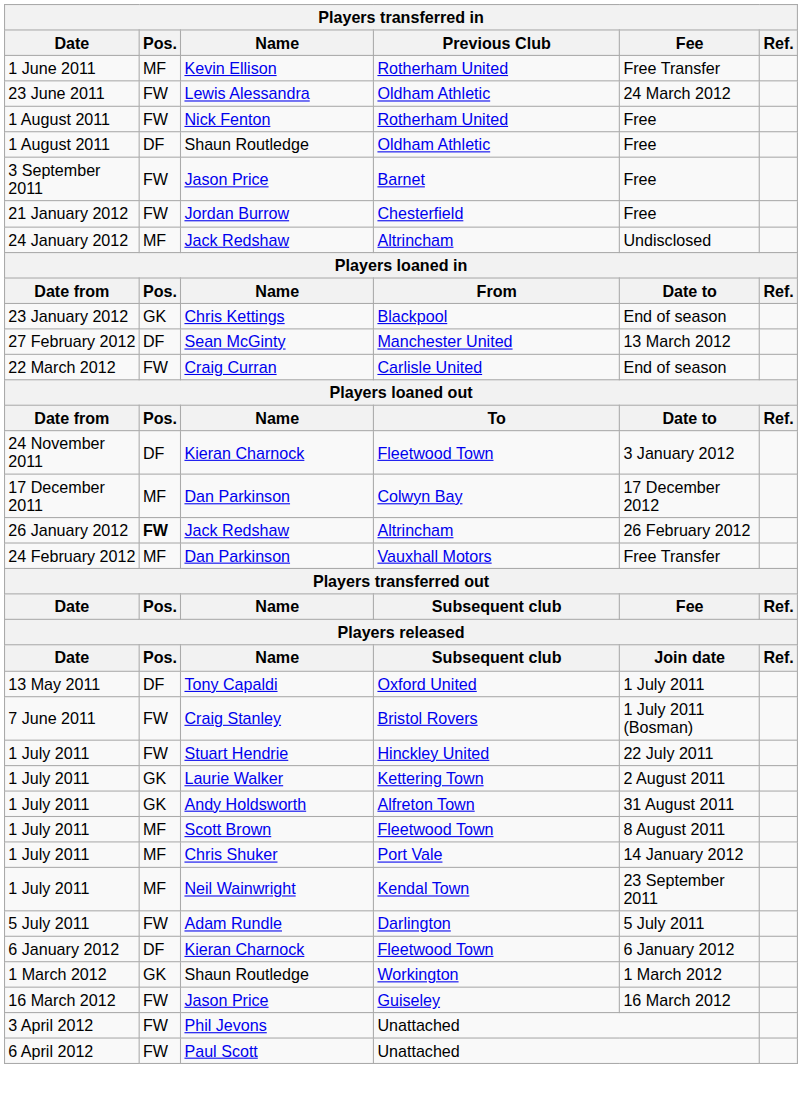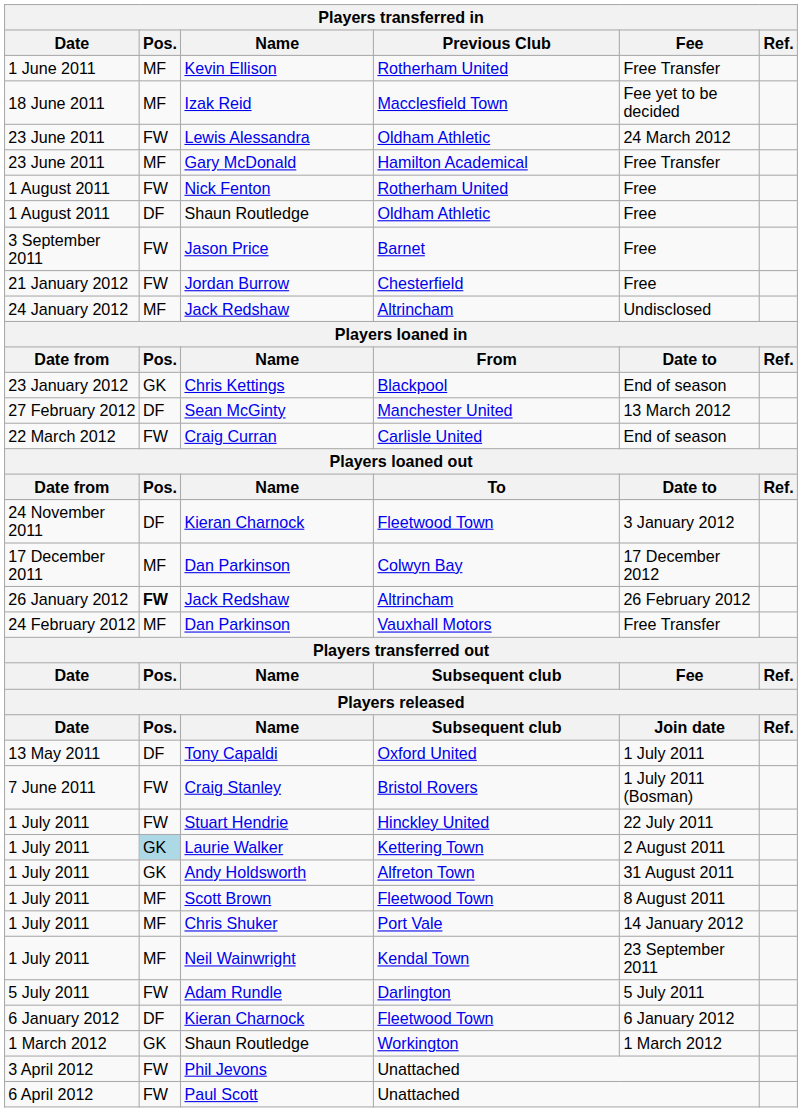+ row: (56, 103)
+ row: (56, 163)
(155, 778) no background -> (155, 847) lightblue background
- row: (62, 1000)
